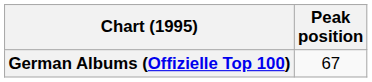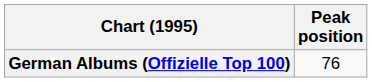(331, 63) 67 -> (331, 63) 76
